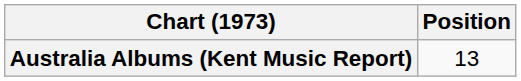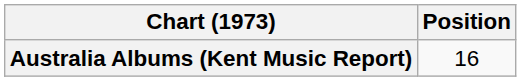(467, 57) 13 -> (467, 57) 16
